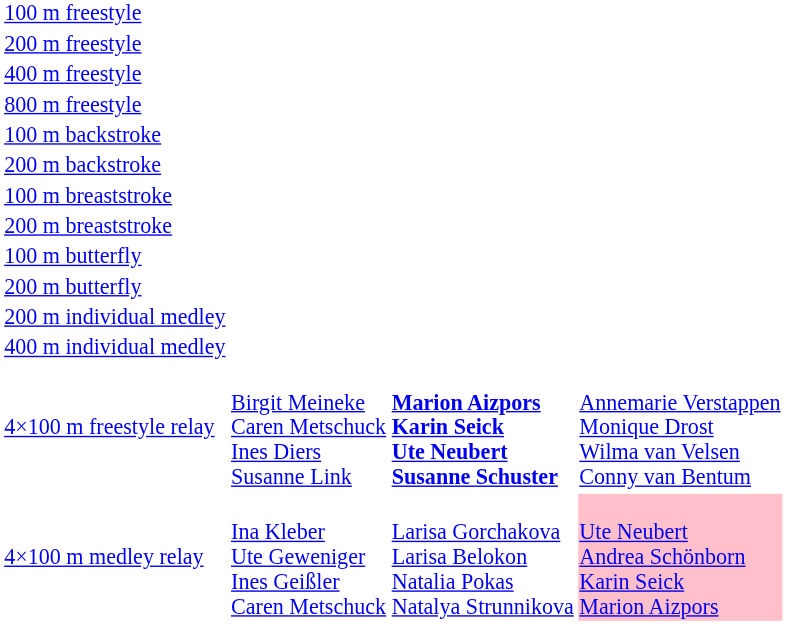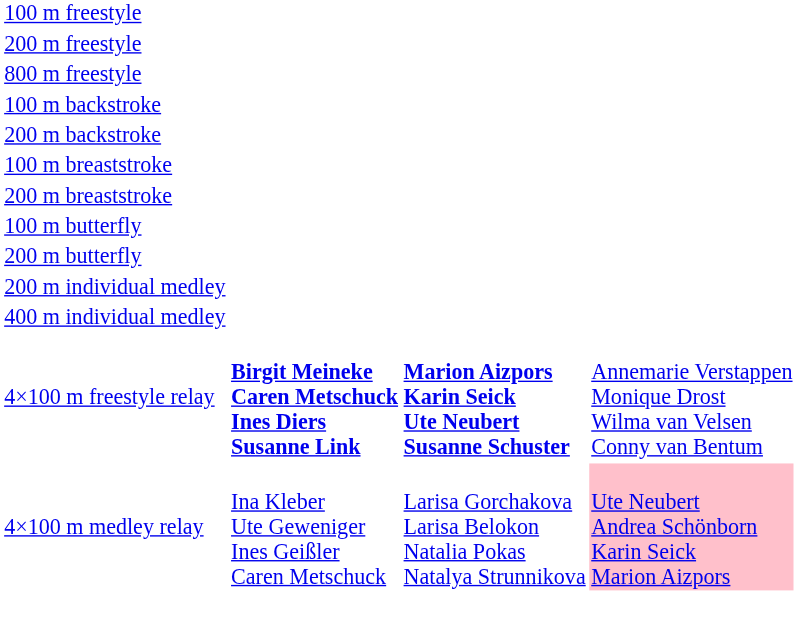- row: (73, 74)
(309, 439) normal -> (315, 409) bold
